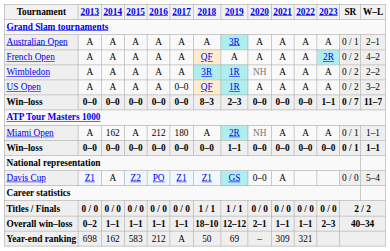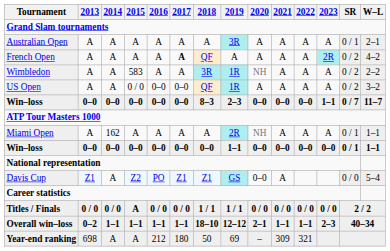(182, 56) normal -> (182, 56) bold
(136, 72) A -> (136, 72) 583
(136, 87) A -> (136, 87) 0 / 0
(159, 87) A -> (159, 87) 0–0
(159, 132) 212 -> (159, 132) A
(182, 132) 180 -> (182, 132) A
(136, 208) 0 / 0 -> (136, 208) A
(113, 238) 162 -> (113, 238) A
(136, 238) 583 -> (136, 238) A
(182, 238) A -> (182, 238) 180
